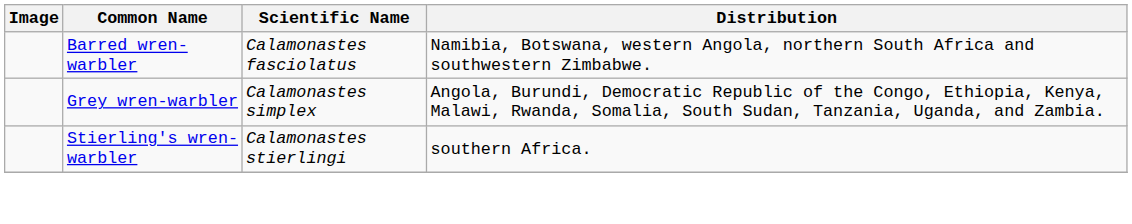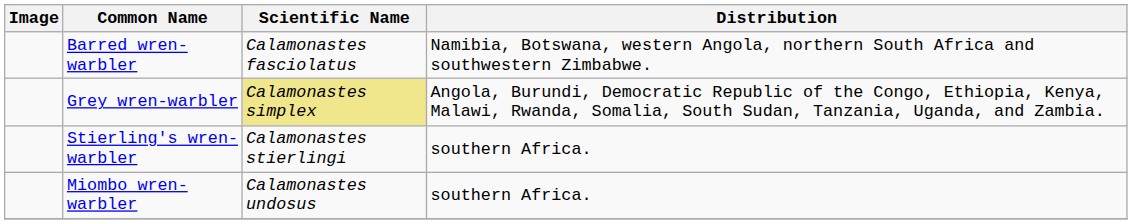(306, 102) no background -> (306, 102) khaki background
+ row: (127, 195)
